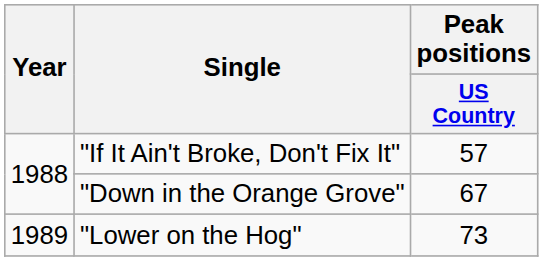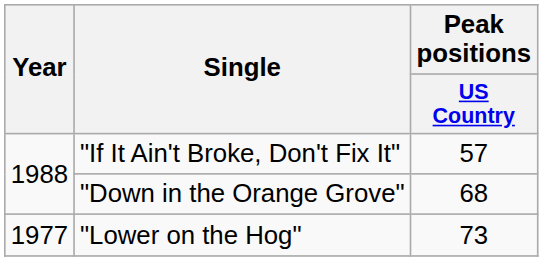(474, 194) 67 -> (474, 194) 68
(39, 234) 1989 -> (39, 234) 1977
